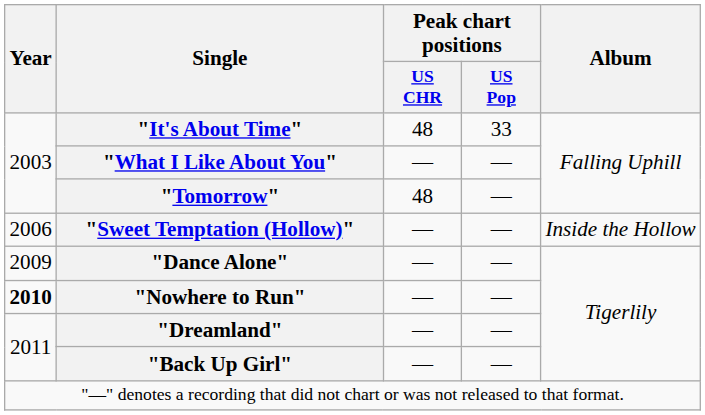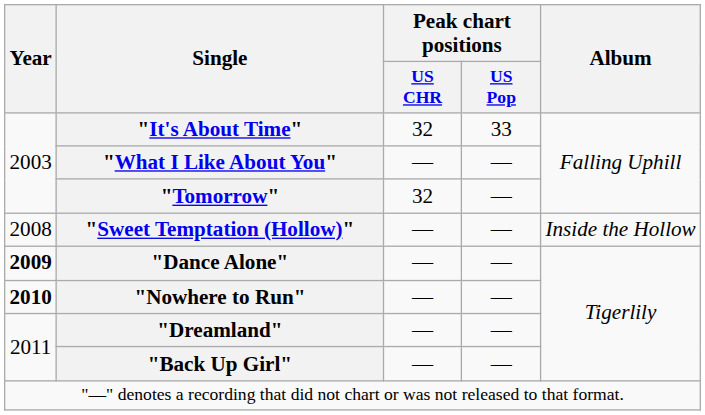(423, 129) 48 -> (423, 129) 32
(423, 196) 48 -> (423, 196) 32
(31, 229) 2006 -> (31, 229) 2008
(31, 263) normal -> (31, 263) bold
